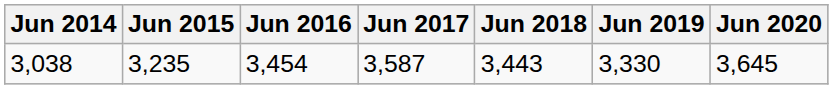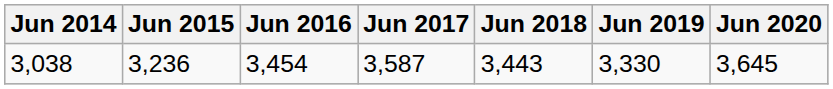(159, 63) 3,235 -> (159, 63) 3,236
